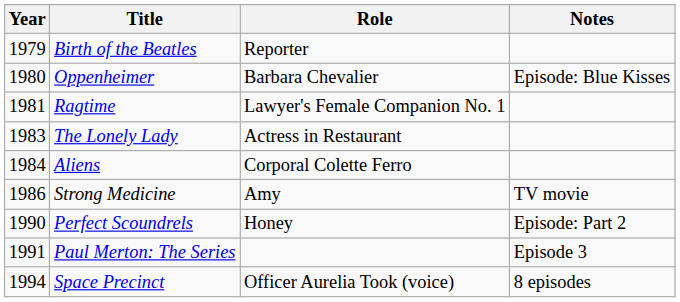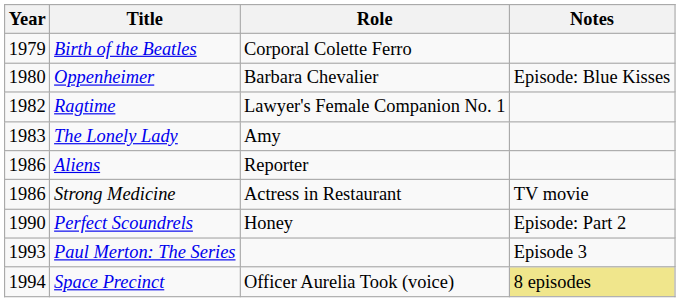(276, 48) Reporter -> (328, 48) Corporal Colette Ferro
(27, 106) 1981 -> (27, 106) 1982
(323, 135) Actress in Restaurant -> (262, 135) Amy
(27, 164) 1984 -> (27, 164) 1986
(328, 164) Corporal Colette Ferro -> (276, 164) Reporter
(262, 194) Amy -> (323, 194) Actress in Restaurant
(27, 252) 1991 -> (27, 252) 1993
(552, 281) no background -> (552, 281) khaki background
